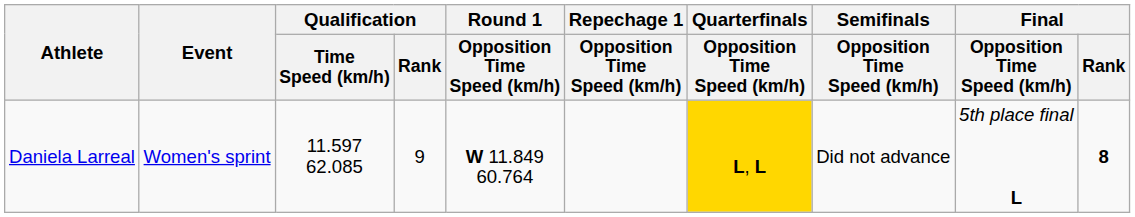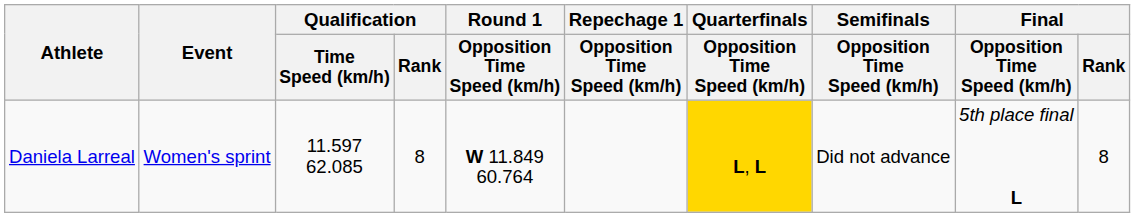(420, 157) 9 -> (420, 157) 8
(1104, 157) bold -> (1104, 157) normal
